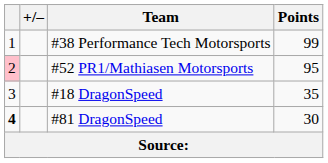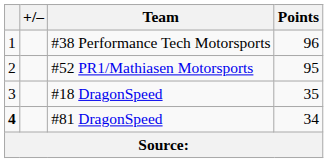(311, 43) 99 -> (311, 43) 96
(12, 68) pink background -> (12, 68) no background
(311, 119) 30 -> (311, 119) 34
